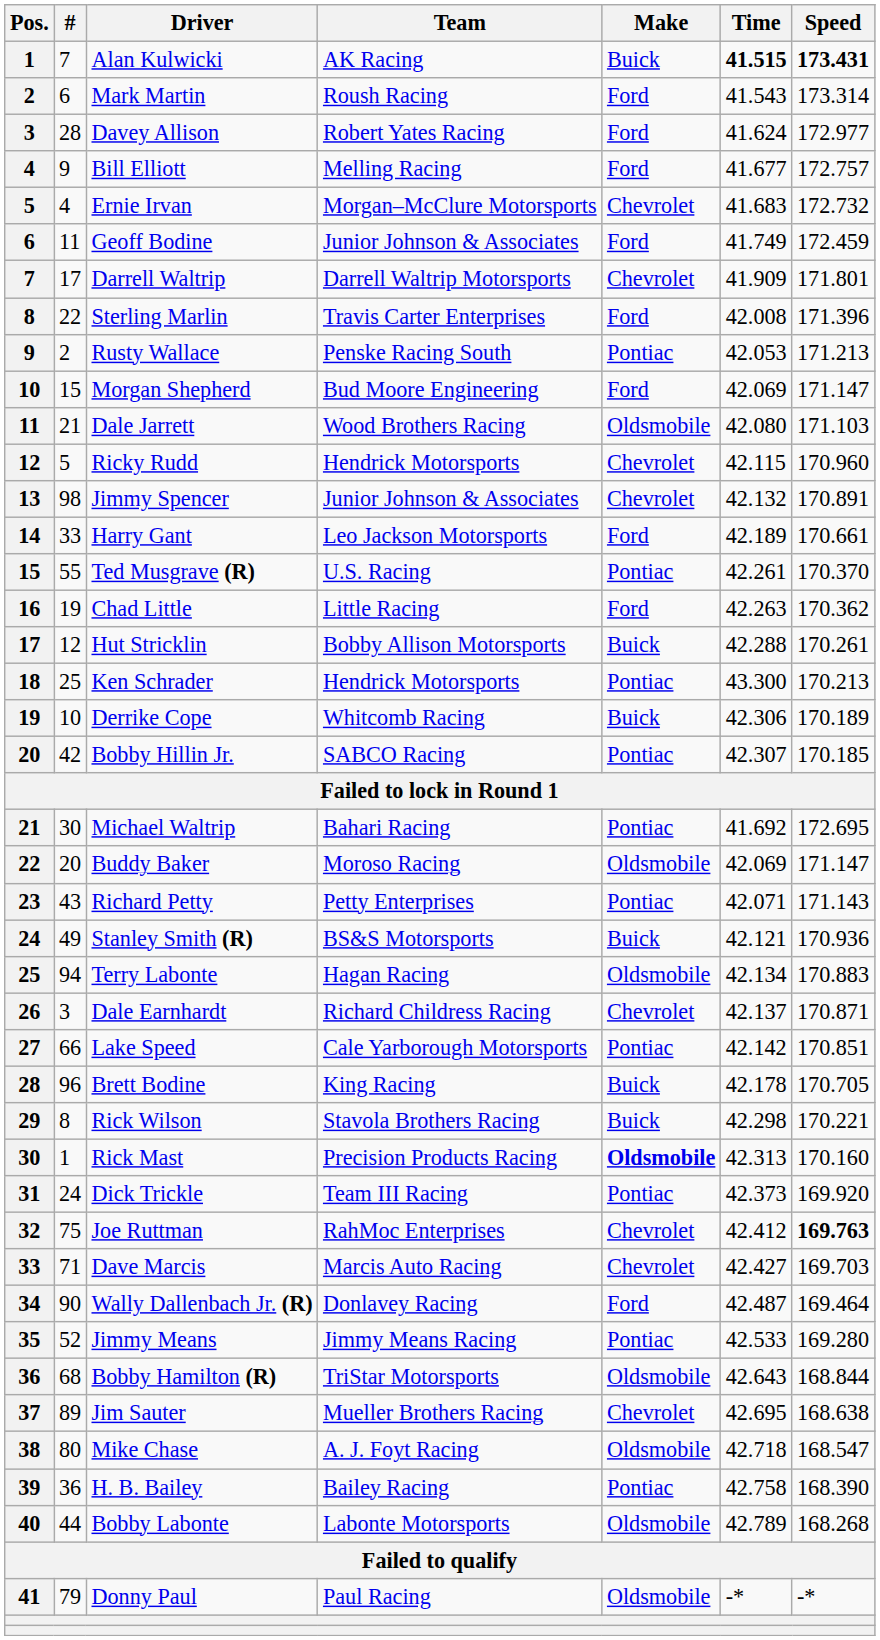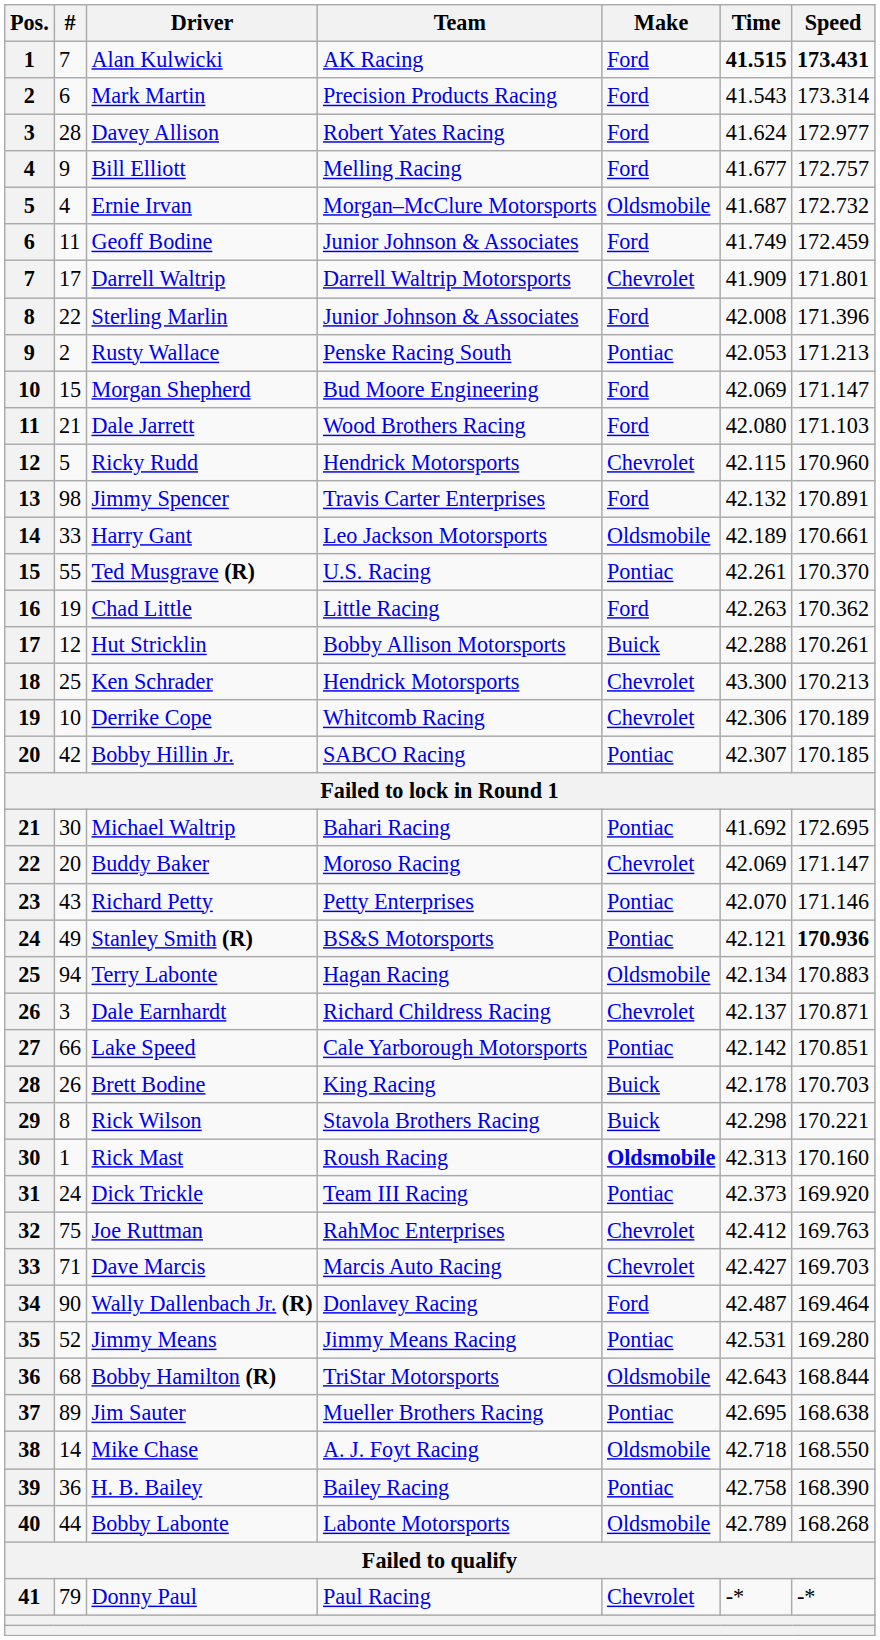(633, 59) Buick -> (628, 59) Ford
(385, 96) Roush Racing -> (440, 96) Precision Products Racing
(651, 205) Chevrolet -> (659, 205) Oldsmobile
(756, 205) 41.683 -> (756, 205) 41.687
(434, 315) Travis Carter Enterprises -> (451, 315) Junior Johnson & Associates
(659, 425) Oldsmobile -> (628, 425) Ford
(451, 498) Junior Johnson & Associates -> (434, 498) Travis Carter Enterprises
(651, 498) Chevrolet -> (628, 498) Ford
(628, 535) Ford -> (659, 535) Oldsmobile
(640, 681) Pontiac -> (651, 681) Chevrolet
(633, 718) Buick -> (651, 718) Chevrolet
(659, 864) Oldsmobile -> (651, 864) Chevrolet
(756, 901) 42.071 -> (756, 901) 42.070
(833, 901) 171.143 -> (833, 901) 171.146
(633, 937) Buick -> (640, 937) Pontiac
(833, 937) normal -> (833, 937) bold
(70, 1084) 96 -> (70, 1084) 26
(833, 1084) 170.705 -> (833, 1084) 170.703
(440, 1157) Precision Products Racing -> (385, 1157) Roush Racing
(833, 1230) bold -> (833, 1230) normal
(756, 1340) 42.533 -> (756, 1340) 42.531
(651, 1413) Chevrolet -> (640, 1413) Pontiac
(70, 1450) 80 -> (70, 1450) 14
(833, 1450) 168.547 -> (833, 1450) 168.550
(659, 1596) Oldsmobile -> (651, 1596) Chevrolet
